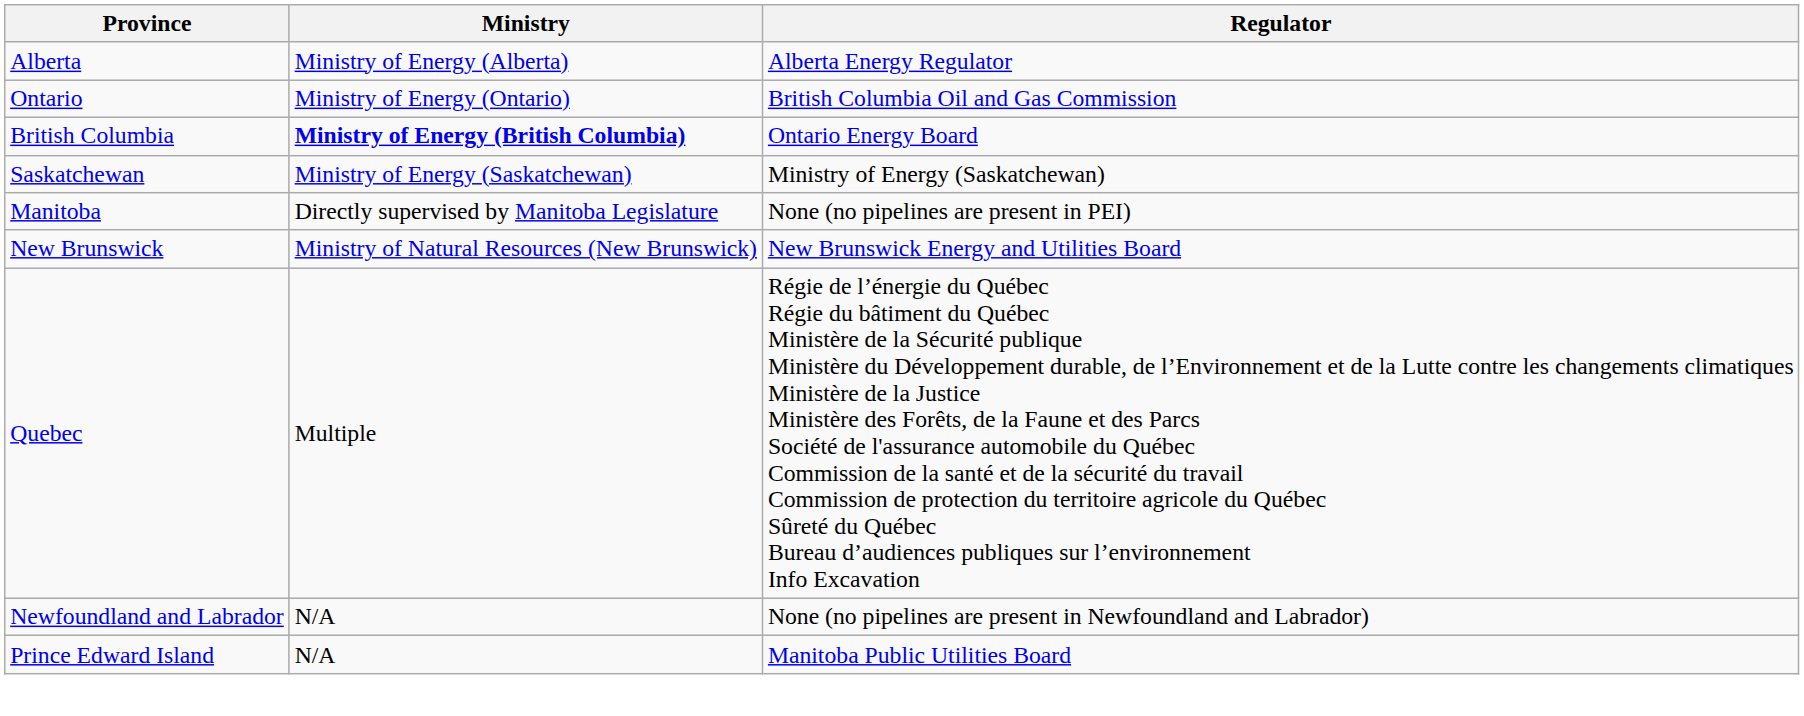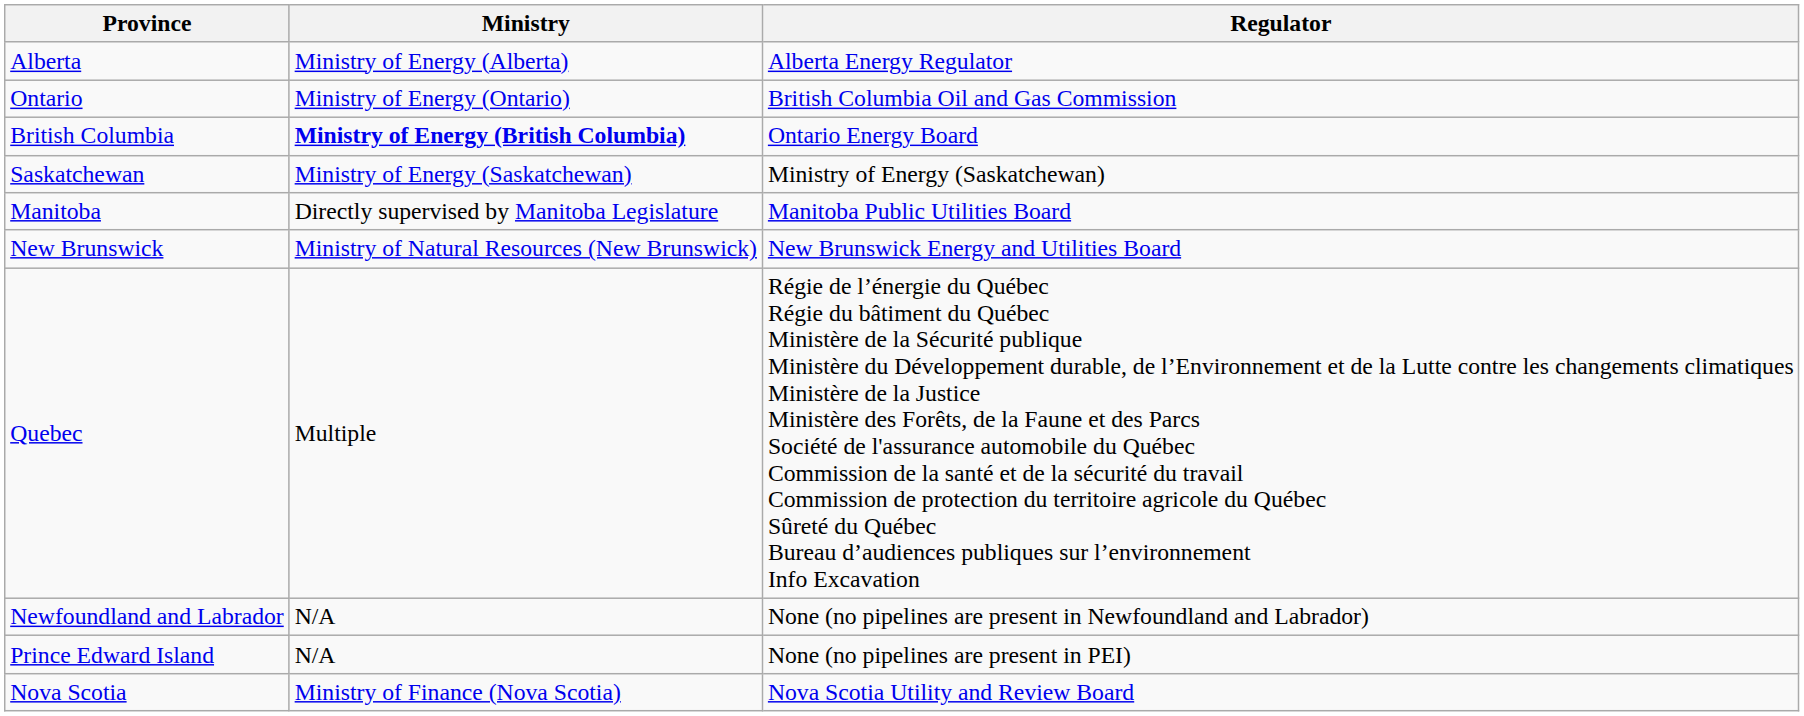(949, 211) None (no pipelines are present in PEI) -> (919, 211) Manitoba Public Utilities Board
(919, 654) Manitoba Public Utilities Board -> (949, 654) None (no pipelines are present in PEI)
+ row: (68, 691)
